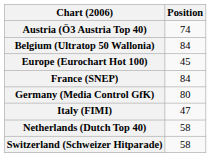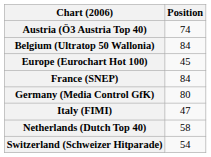(185, 144) 58 -> (185, 144) 54
